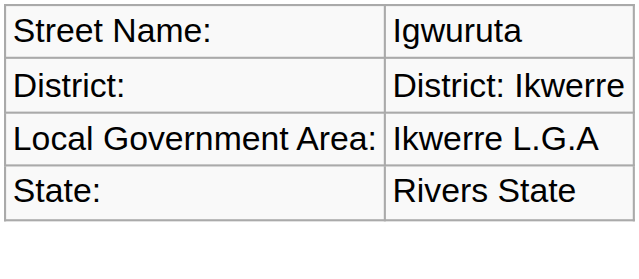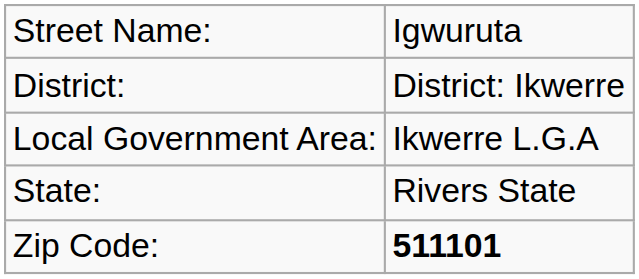+ row: (86, 245)
